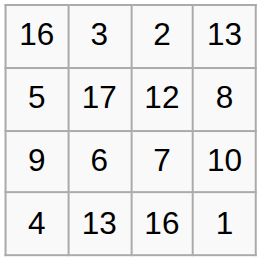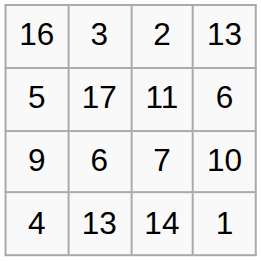(162, 98) 12 -> (162, 98) 11
(224, 98) 8 -> (224, 98) 6
(162, 223) 16 -> (162, 223) 14
